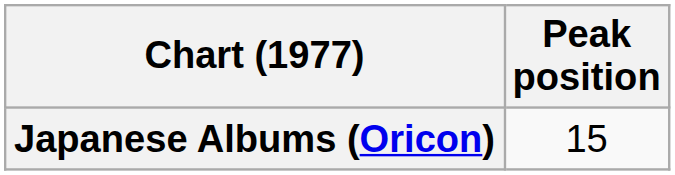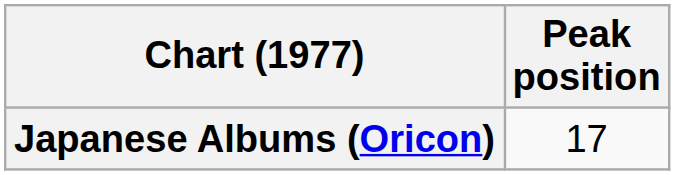(587, 137) 15 -> (587, 137) 17
